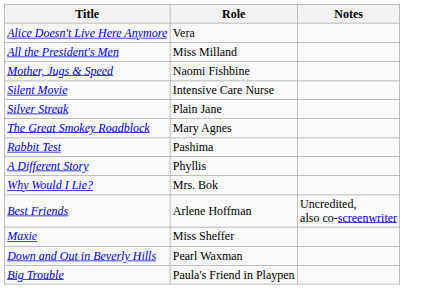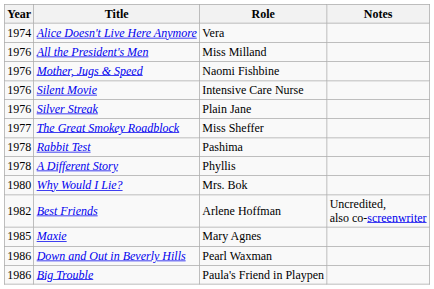+ column: (19, 14)
(202, 128) Mary Agnes -> (233, 128) Miss Sheffer
(203, 236) Miss Sheffer -> (232, 236) Mary Agnes
